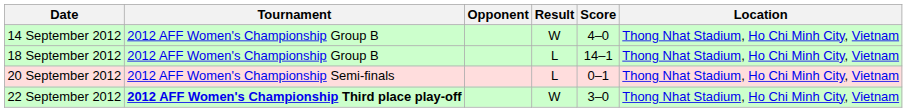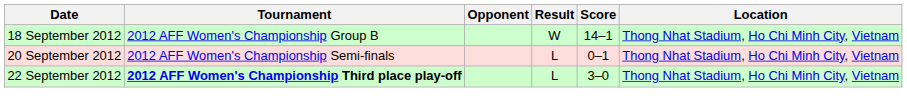- row: (64, 35)
(554, 55) L -> (554, 35) W
(554, 96) W -> (554, 76) L
